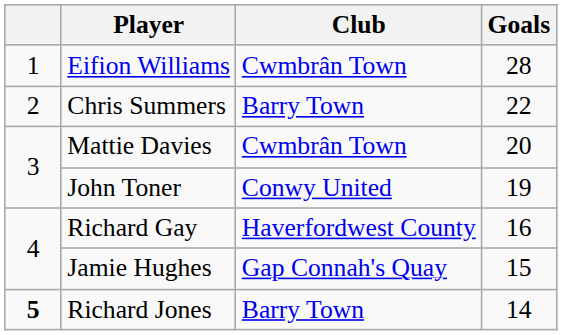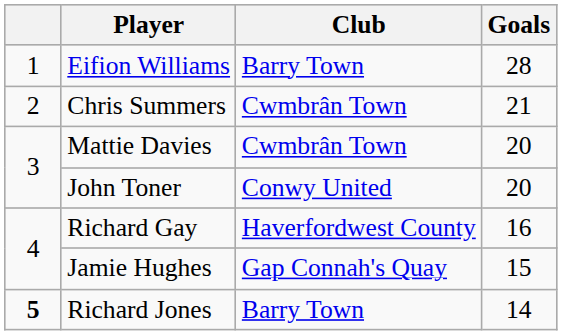(324, 65) Cwmbrân Town -> (303, 65) Barry Town
(303, 106) Barry Town -> (324, 106) Cwmbrân Town
(519, 106) 22 -> (519, 106) 21
(519, 187) 19 -> (519, 187) 20
